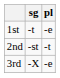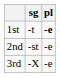(48, 30) normal -> (48, 30) bold
(47, 47) -t -> (48, 47) -e
